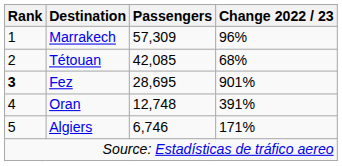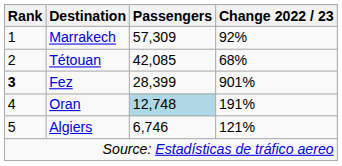(233, 38) 96% -> (233, 38) 92%
(154, 82) 28,695 -> (154, 82) 28,399
(154, 104) no background -> (154, 104) lightblue background
(237, 104) 391% -> (237, 104) 191%
(237, 127) 171% -> (237, 127) 121%
